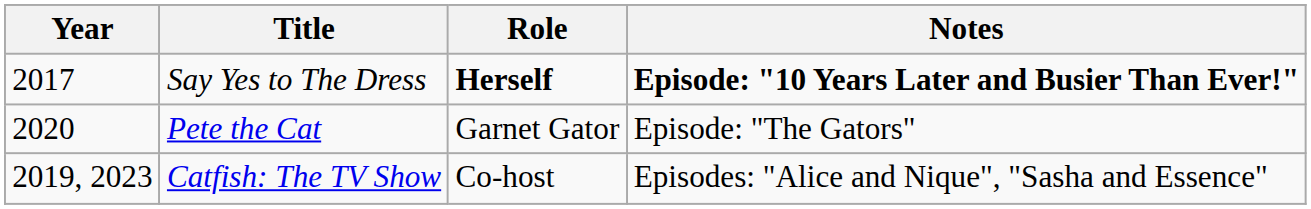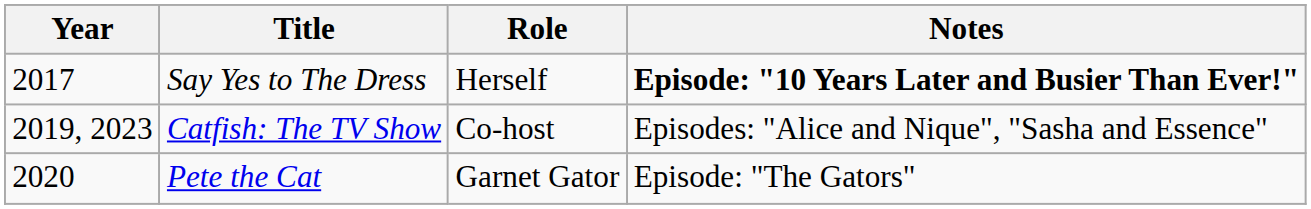(504, 78) bold -> (501, 78) normal
rows swapped: (304, 177) <-> (244, 128)
